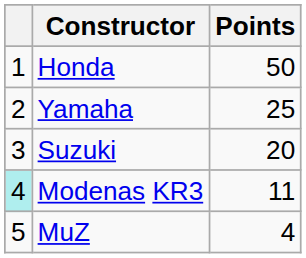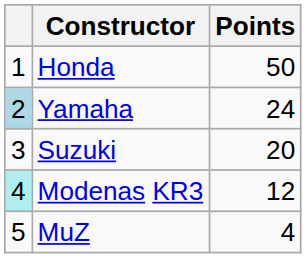(18, 109) no background -> (18, 109) lightblue background
(281, 109) 25 -> (281, 109) 24
(282, 191) 11 -> (281, 191) 12
